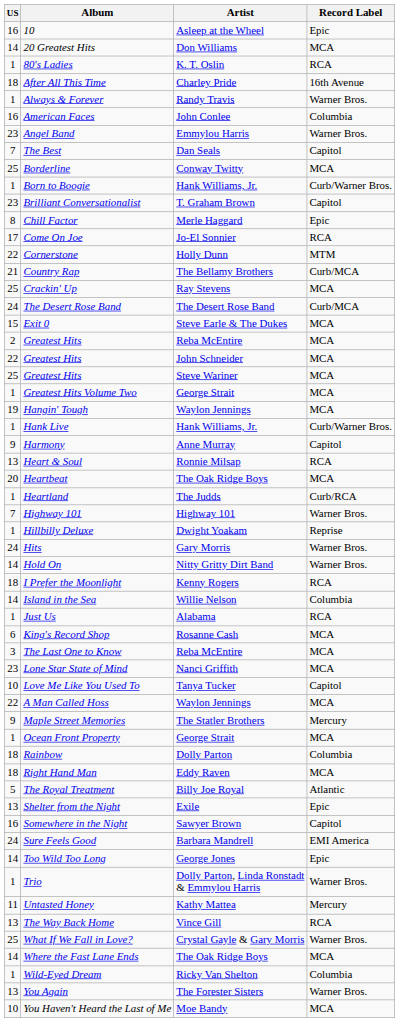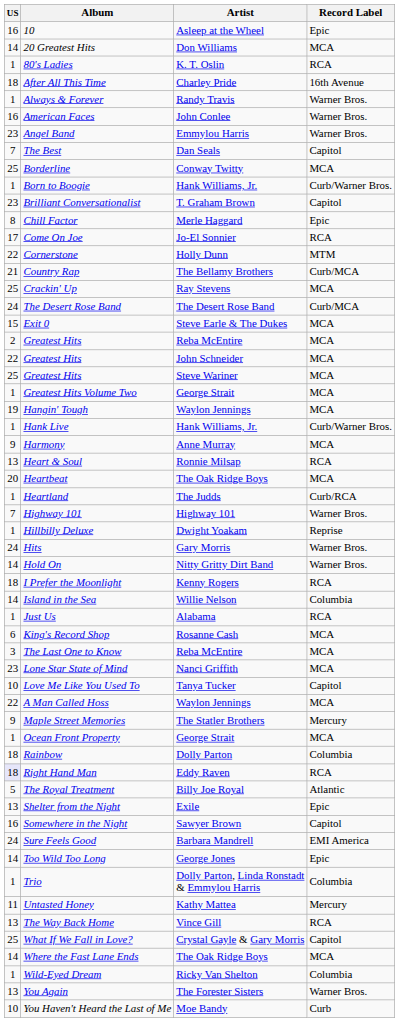(331, 116) Columbia -> (338, 116) Warner Bros.
(325, 444) Capitol -> (322, 444) MCA
(13, 772) no background -> (13, 772) lavender background
(322, 772) MCA -> (321, 772) RCA
(338, 881) Warner Bros. -> (331, 881) Columbia
(338, 939) Warner Bros. -> (325, 939) Capitol
(322, 1008) MCA -> (320, 1008) Curb
